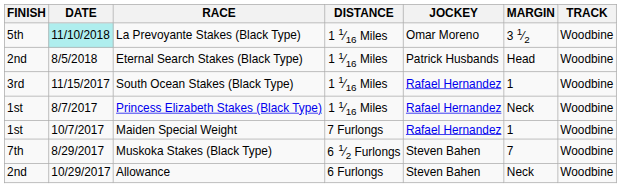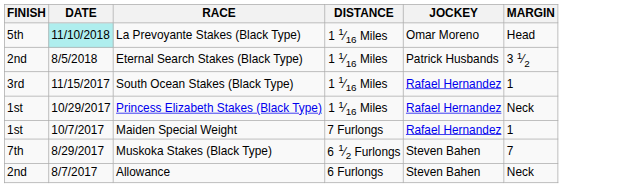- column: (587, 13)
(518, 35) 3 1⁄2 -> (521, 35) Head
(521, 59) Head -> (518, 60) 3 1⁄2
(74, 108) 8/7/2017 -> (81, 108) 10/29/2017
(81, 173) 10/29/2017 -> (74, 173) 8/7/2017
